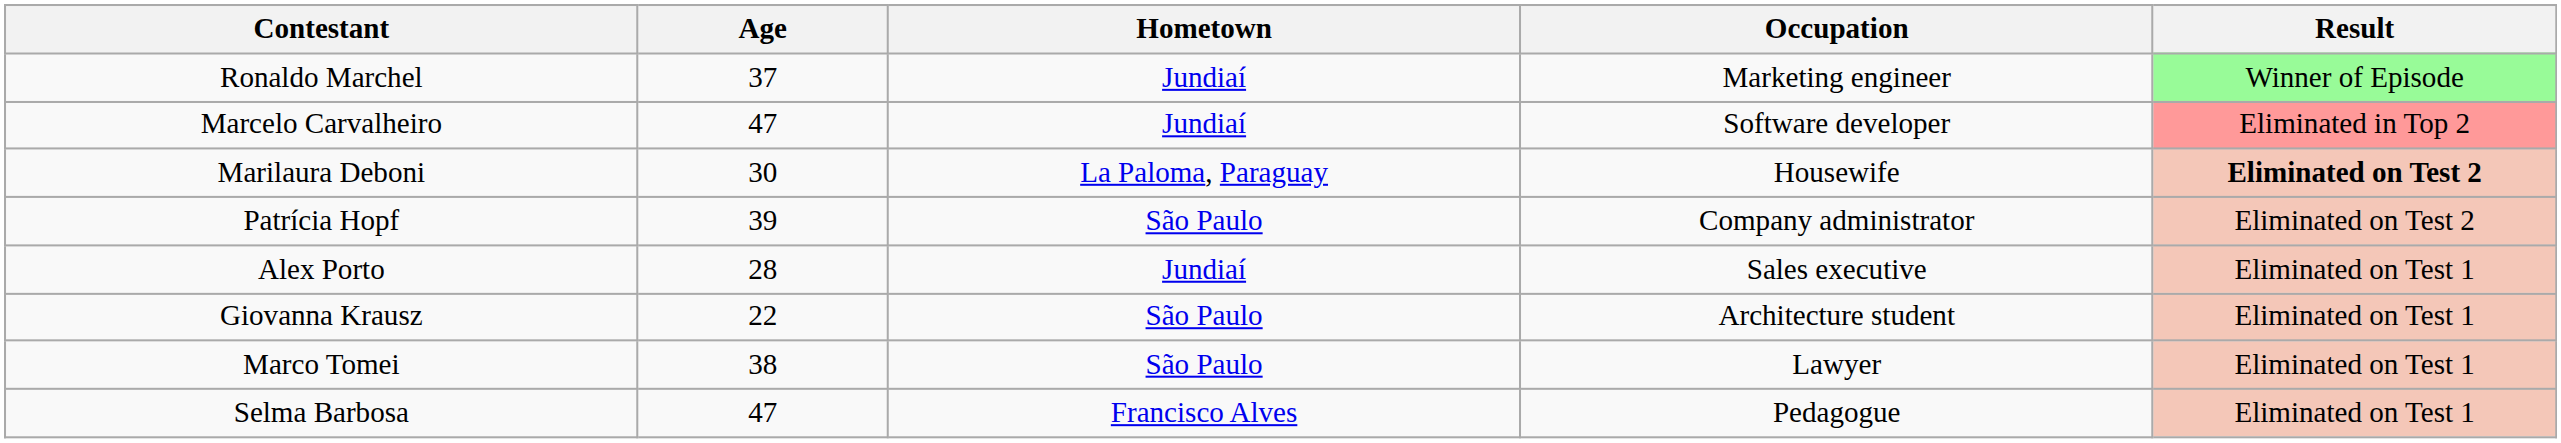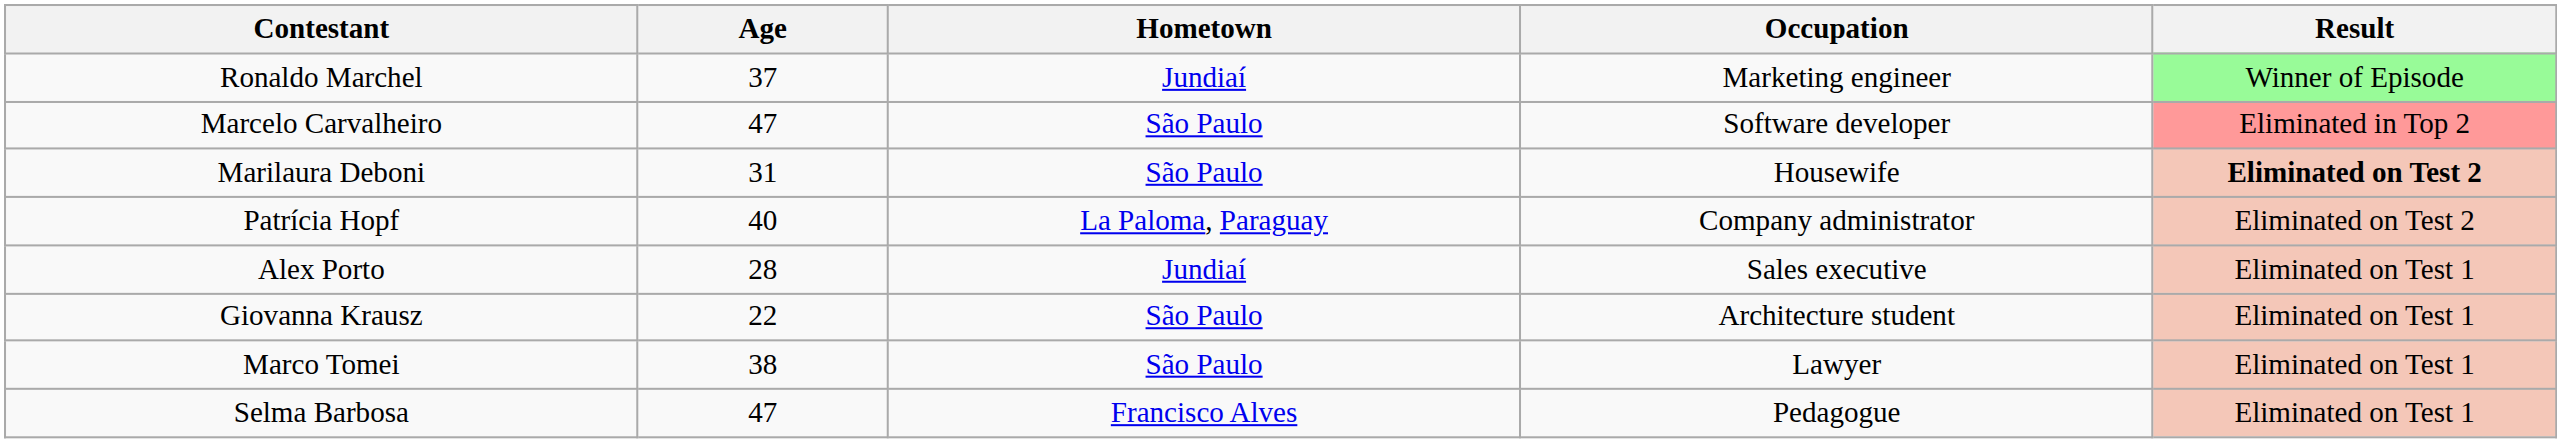(1204, 124) Jundiaí -> (1204, 124) São Paulo
(763, 172) 30 -> (763, 172) 31
(1204, 172) La Paloma, Paraguay -> (1204, 172) São Paulo
(763, 220) 39 -> (763, 220) 40
(1204, 220) São Paulo -> (1204, 220) La Paloma, Paraguay
